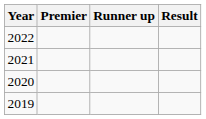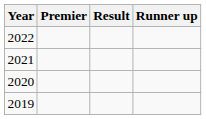columns swapped: (124, 15) <-> (179, 15)
